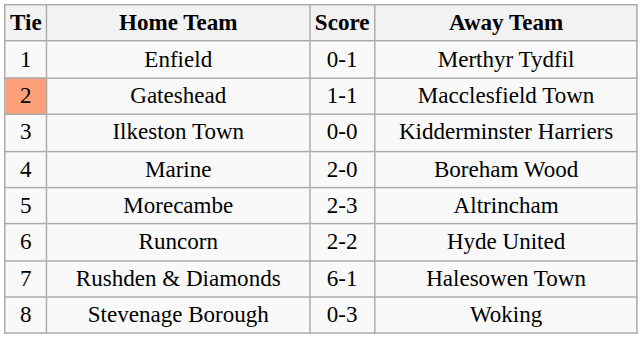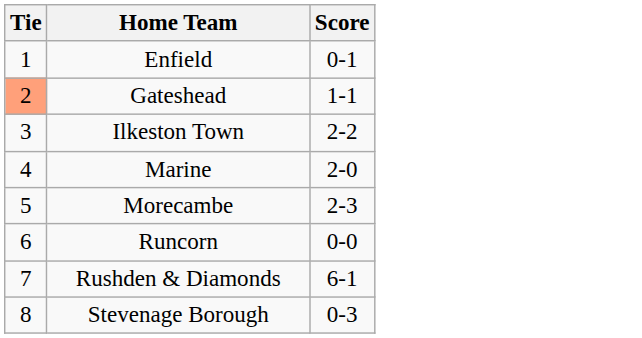- column: (506, 22)
(342, 132) 0-0 -> (342, 132) 2-2
(342, 242) 2-2 -> (342, 242) 0-0
